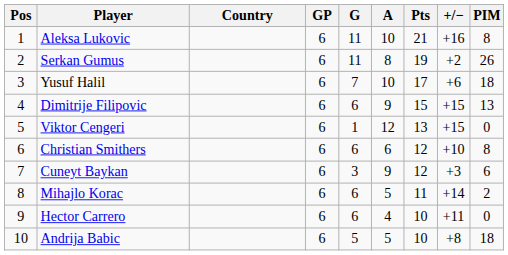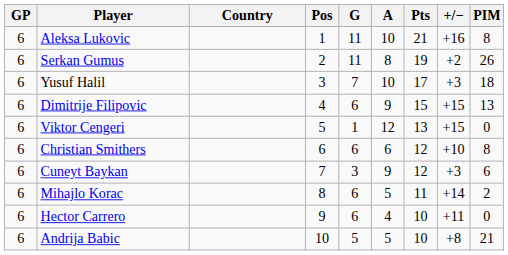columns swapped: (21, 15) <-> (322, 15)
(454, 82) +6 -> (454, 82) +3
(487, 238) 18 -> (487, 238) 21
